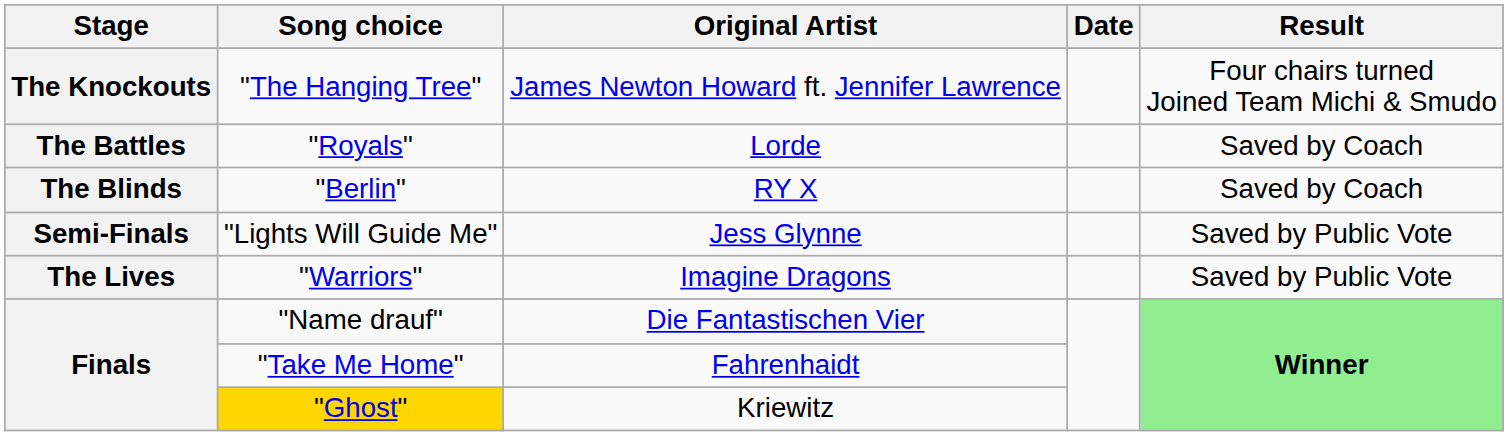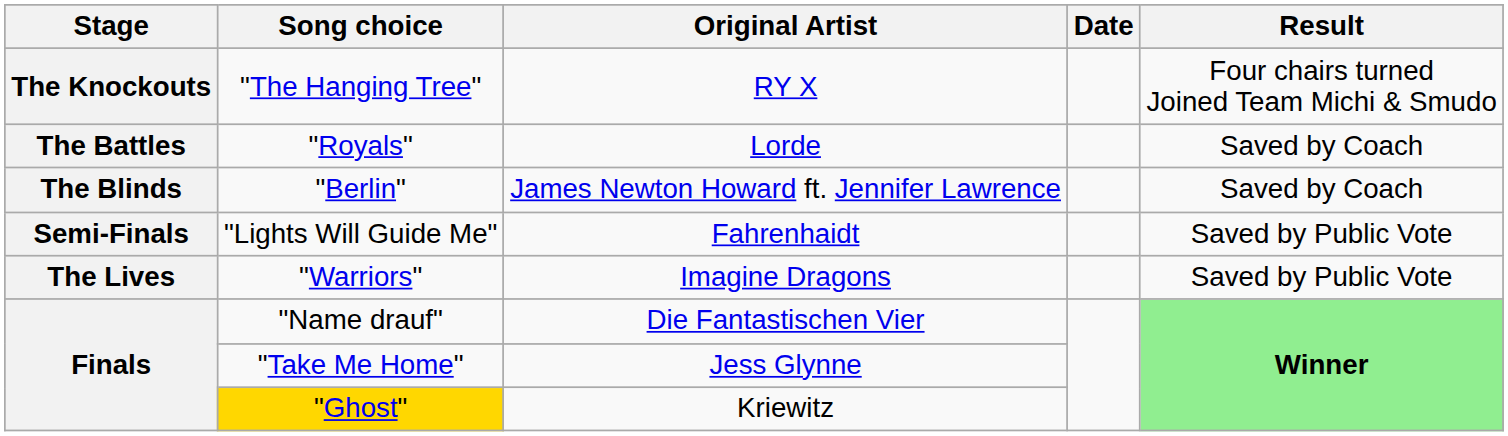(786, 85) James Newton Howard ft. Jennifer Lawrence -> (786, 85) RY X
(786, 189) RY X -> (786, 189) James Newton Howard ft. Jennifer Lawrence
(786, 233) Jess Glynne -> (786, 233) Fahrenhaidt
(786, 364) Fahrenhaidt -> (786, 364) Jess Glynne
